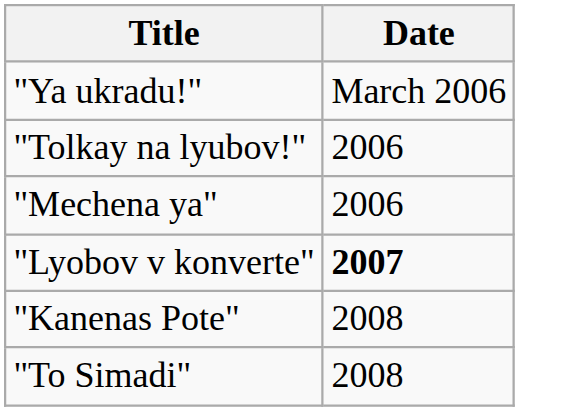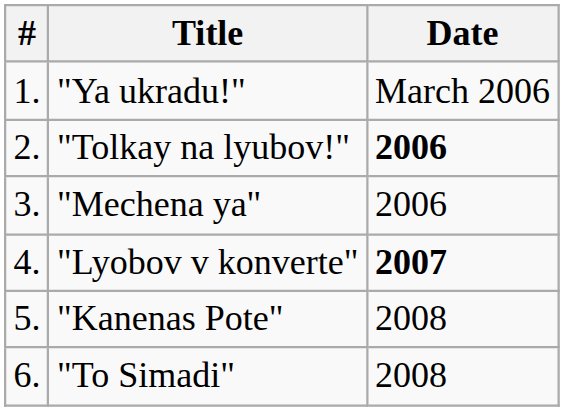+ column: (27, 33)
(367, 147) normal -> (411, 147) bold
